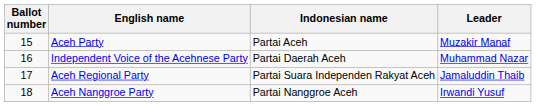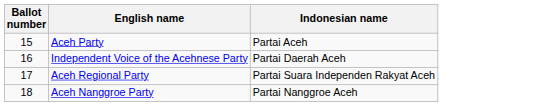- column: (484, 19)
